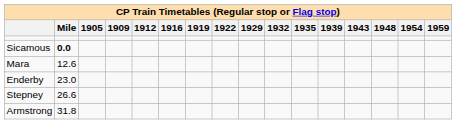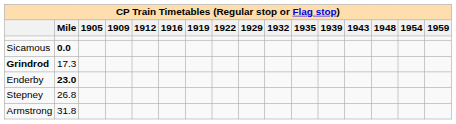- row: (18, 64)
+ row: (28, 64)
(67, 79) normal -> (67, 79) bold
(67, 95) 26.6 -> (67, 95) 26.8
